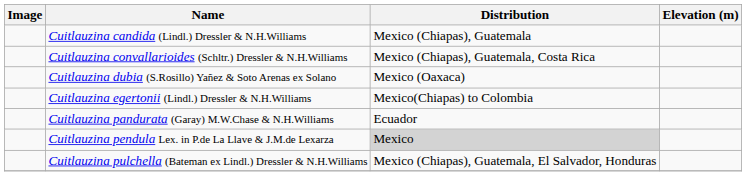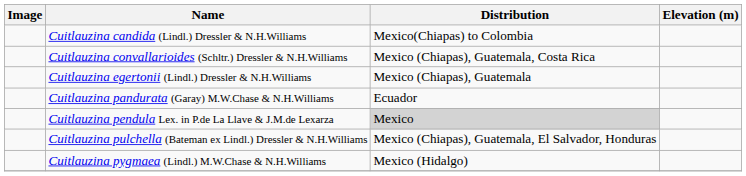(452, 35) Mexico (Chiapas), Guatemala -> (453, 35) Mexico(Chiapas) to Colombia
- row: (192, 77)
(453, 98) Mexico(Chiapas) to Colombia -> (452, 77) Mexico (Chiapas), Guatemala
+ row: (187, 160)
